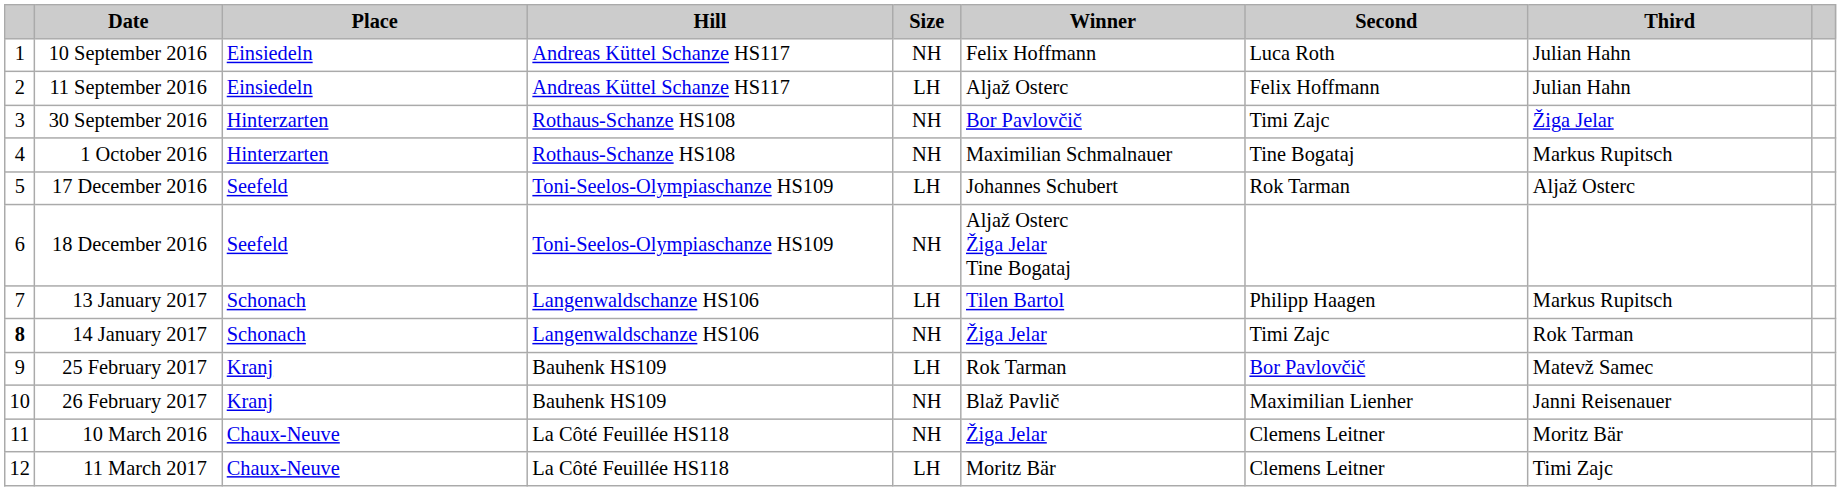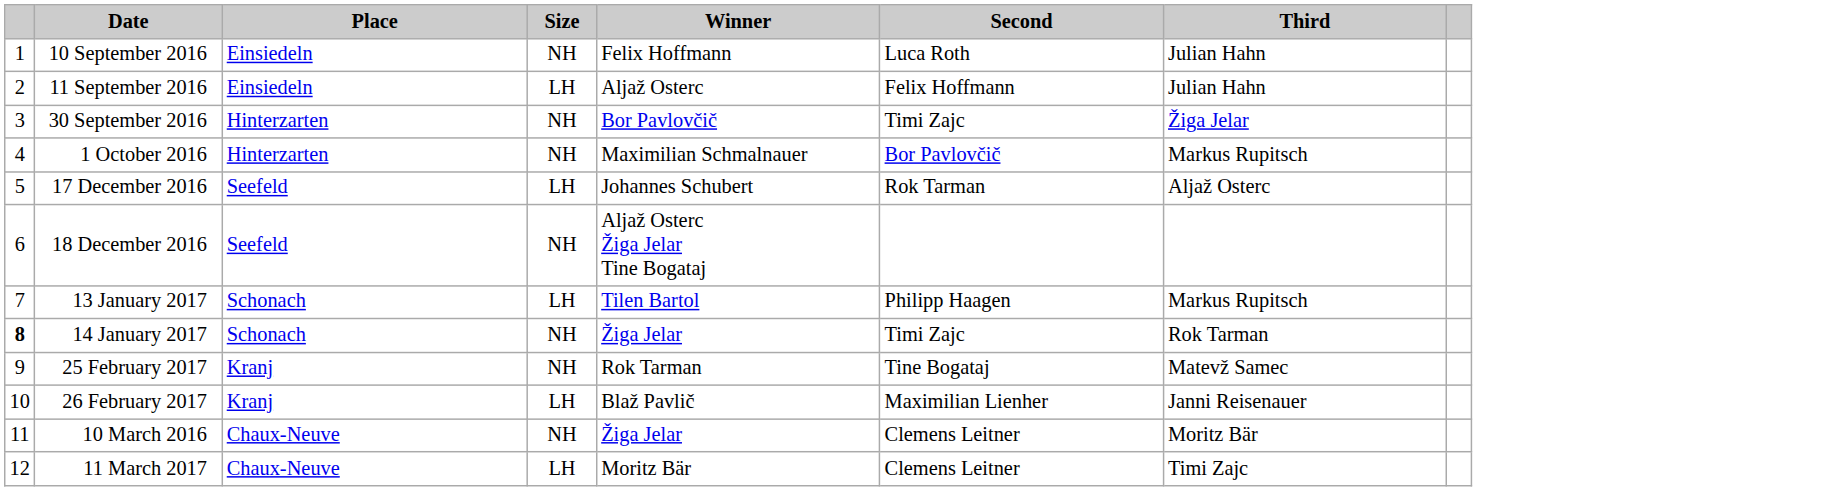- column: (710, 20)
(1302, 154) Tine Bogataj -> (943, 154) Bor Pavlovčič
(927, 367) LH -> (562, 367) NH
(1307, 367) Bor Pavlovčič -> (937, 367) Tine Bogataj
(927, 401) NH -> (562, 401) LH
